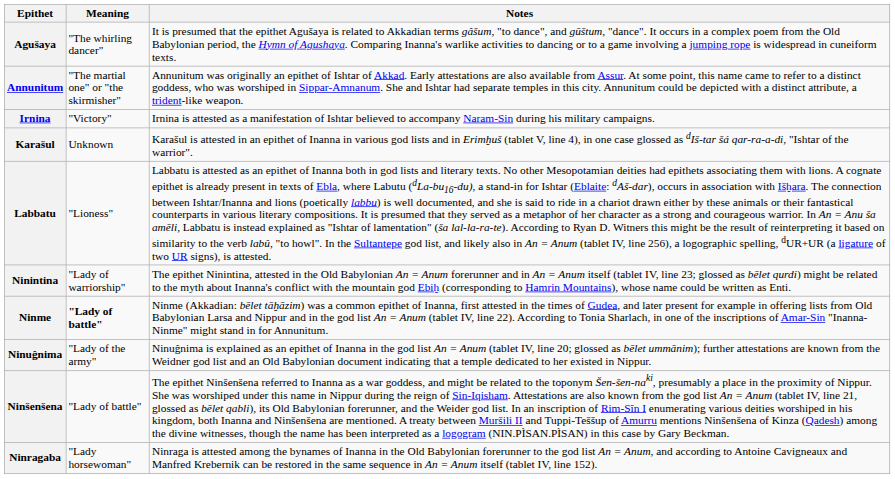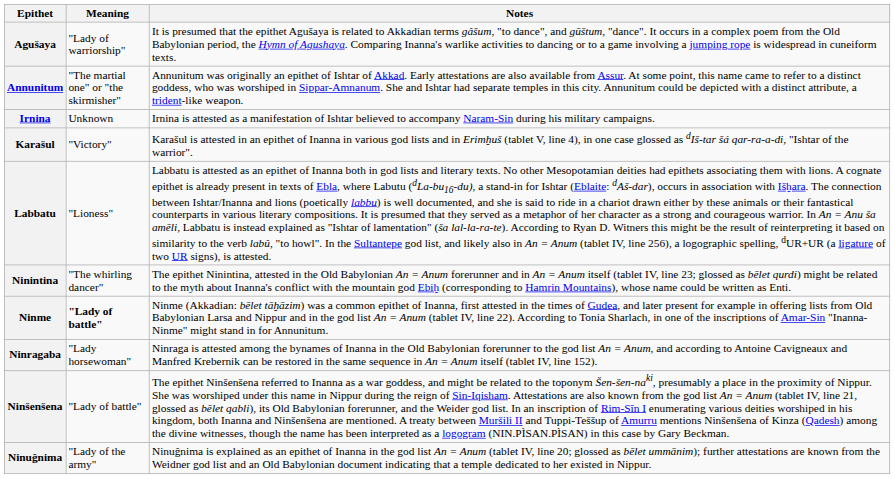(100, 44) "The whirling dancer" -> (97, 44) "Lady of warriorship"
(90, 118) "Victory" -> (91, 118) Unknown
(91, 144) Unknown -> (90, 144) "Victory"
(97, 280) "Lady of warriorship" -> (100, 280) "The whirling dancer"
rows swapped: (35, 458) <-> (35, 355)
